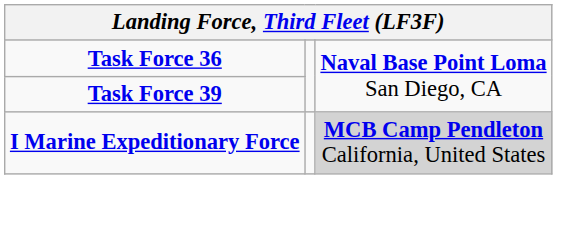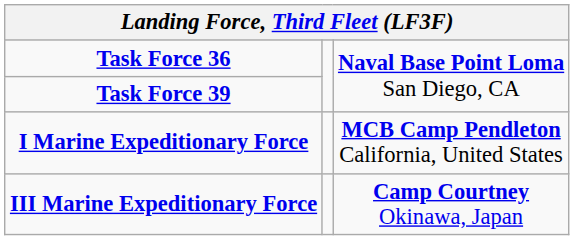(434, 142) lightgrey background -> (451, 142) no background
+ row: (164, 203)
